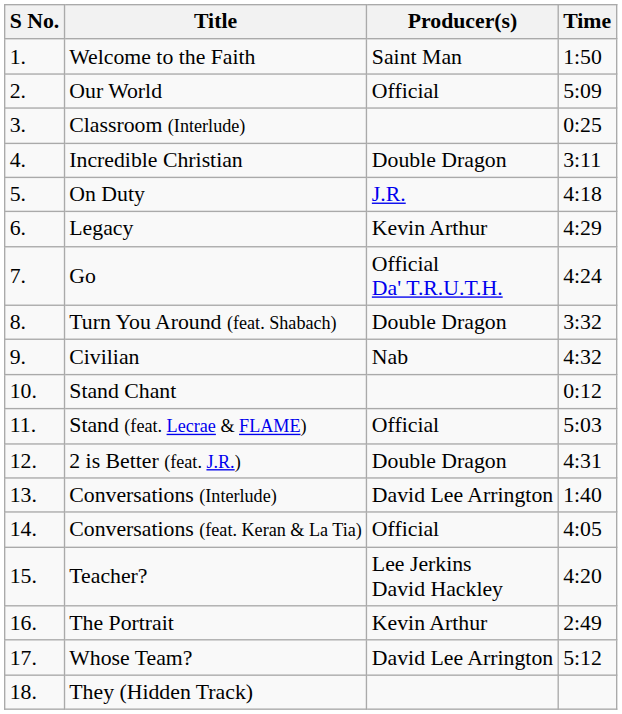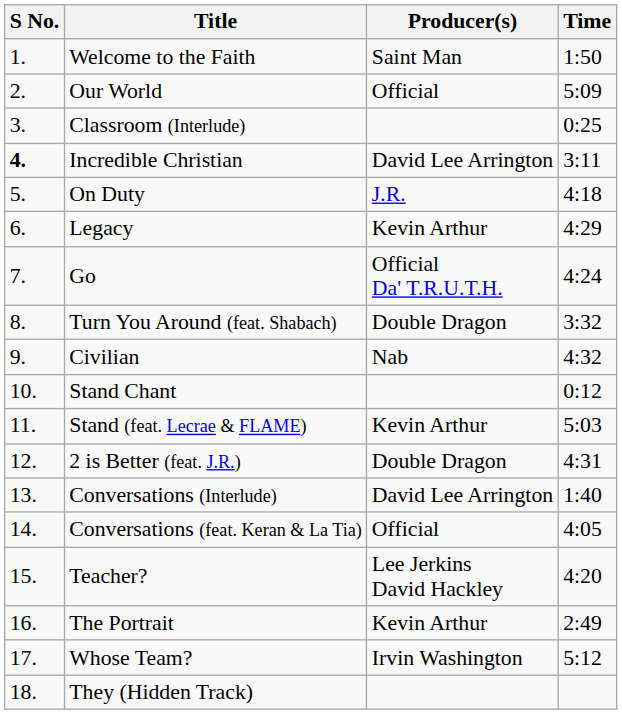(18, 159) normal -> (18, 159) bold
(439, 159) Double Dragon -> (463, 159) David Lee Arrington
(405, 425) Official -> (430, 425) Kevin Arthur
(463, 657) David Lee Arrington -> (447, 657) Irvin Washington
